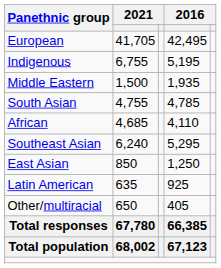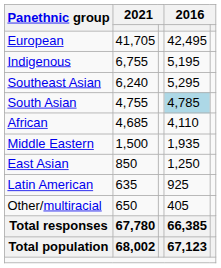rows swapped: (54, 144) <-> (51, 82)
(183, 102) no background -> (183, 102) lightblue background
